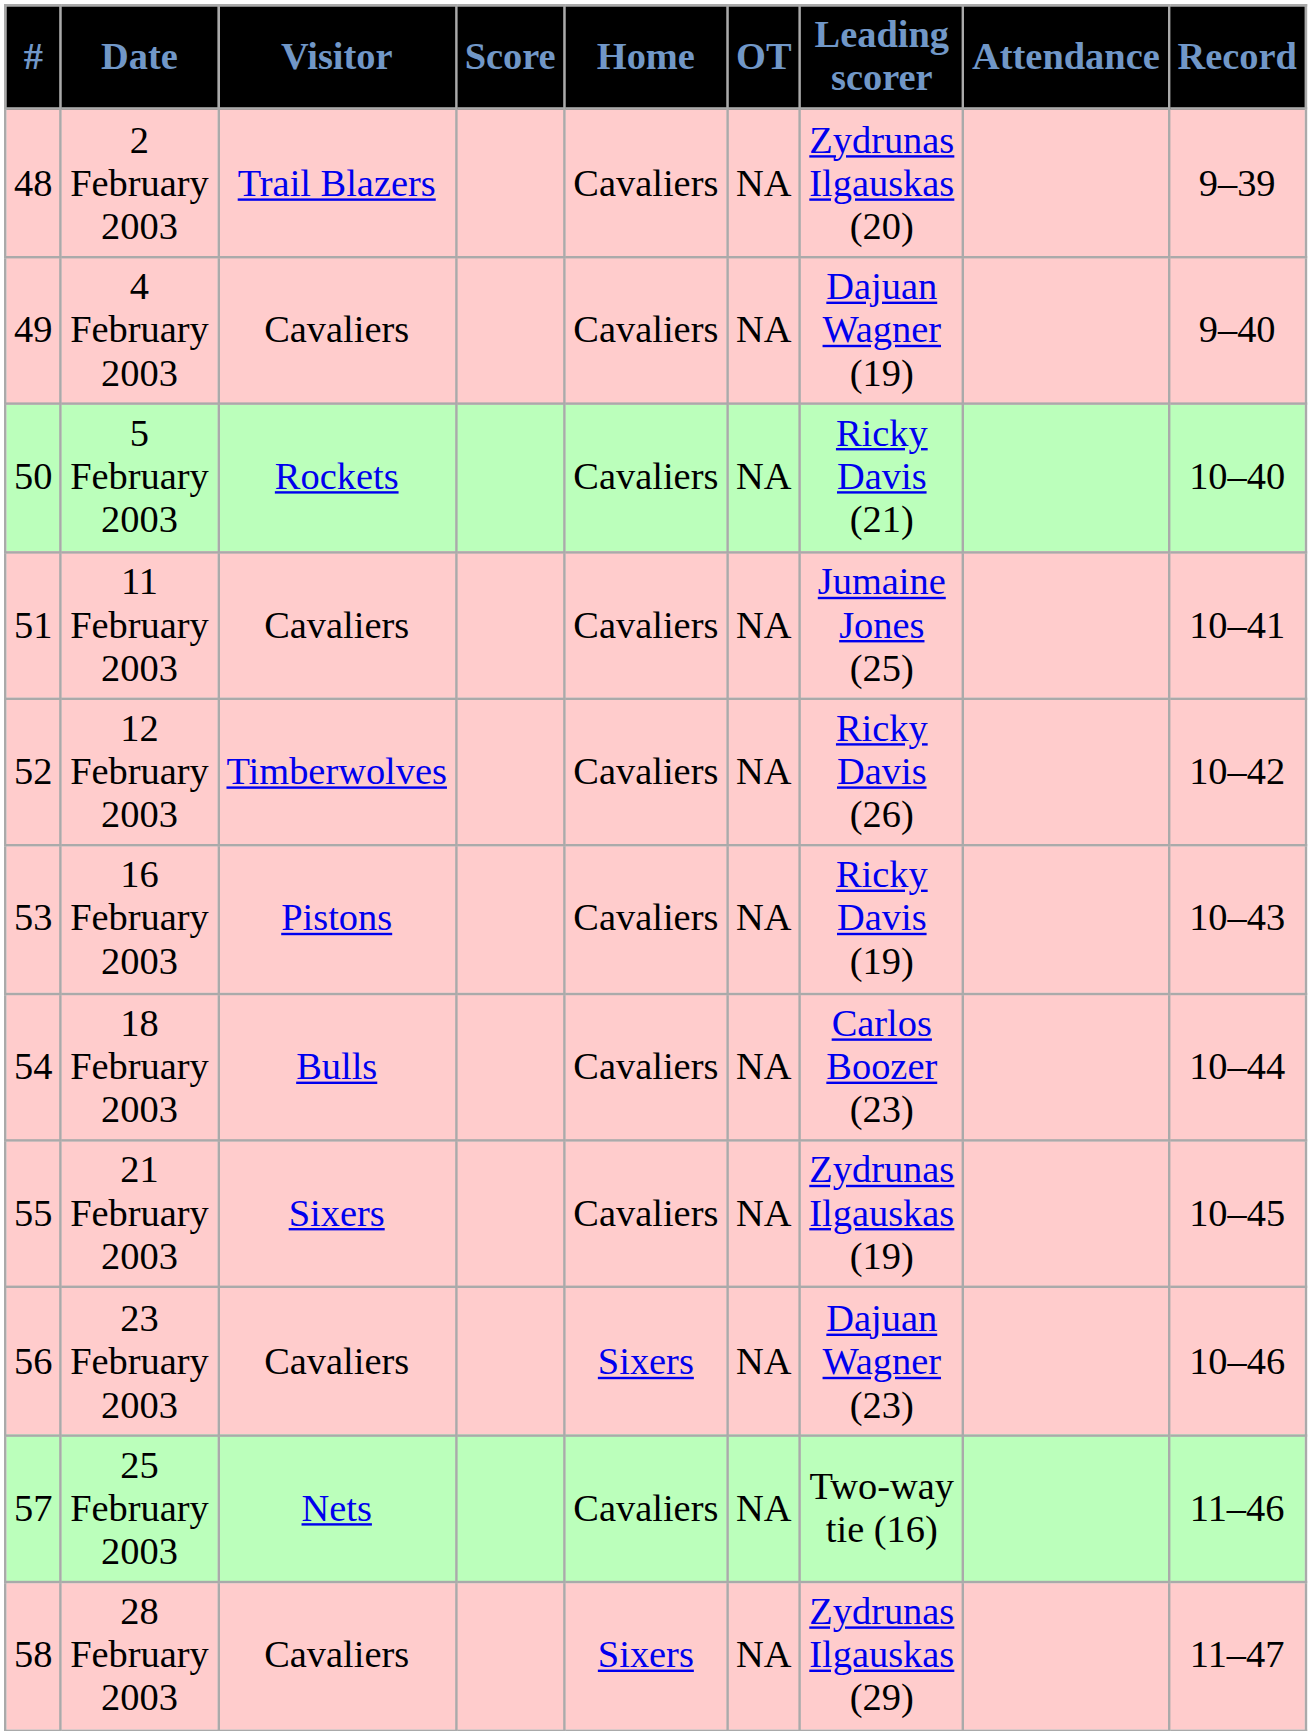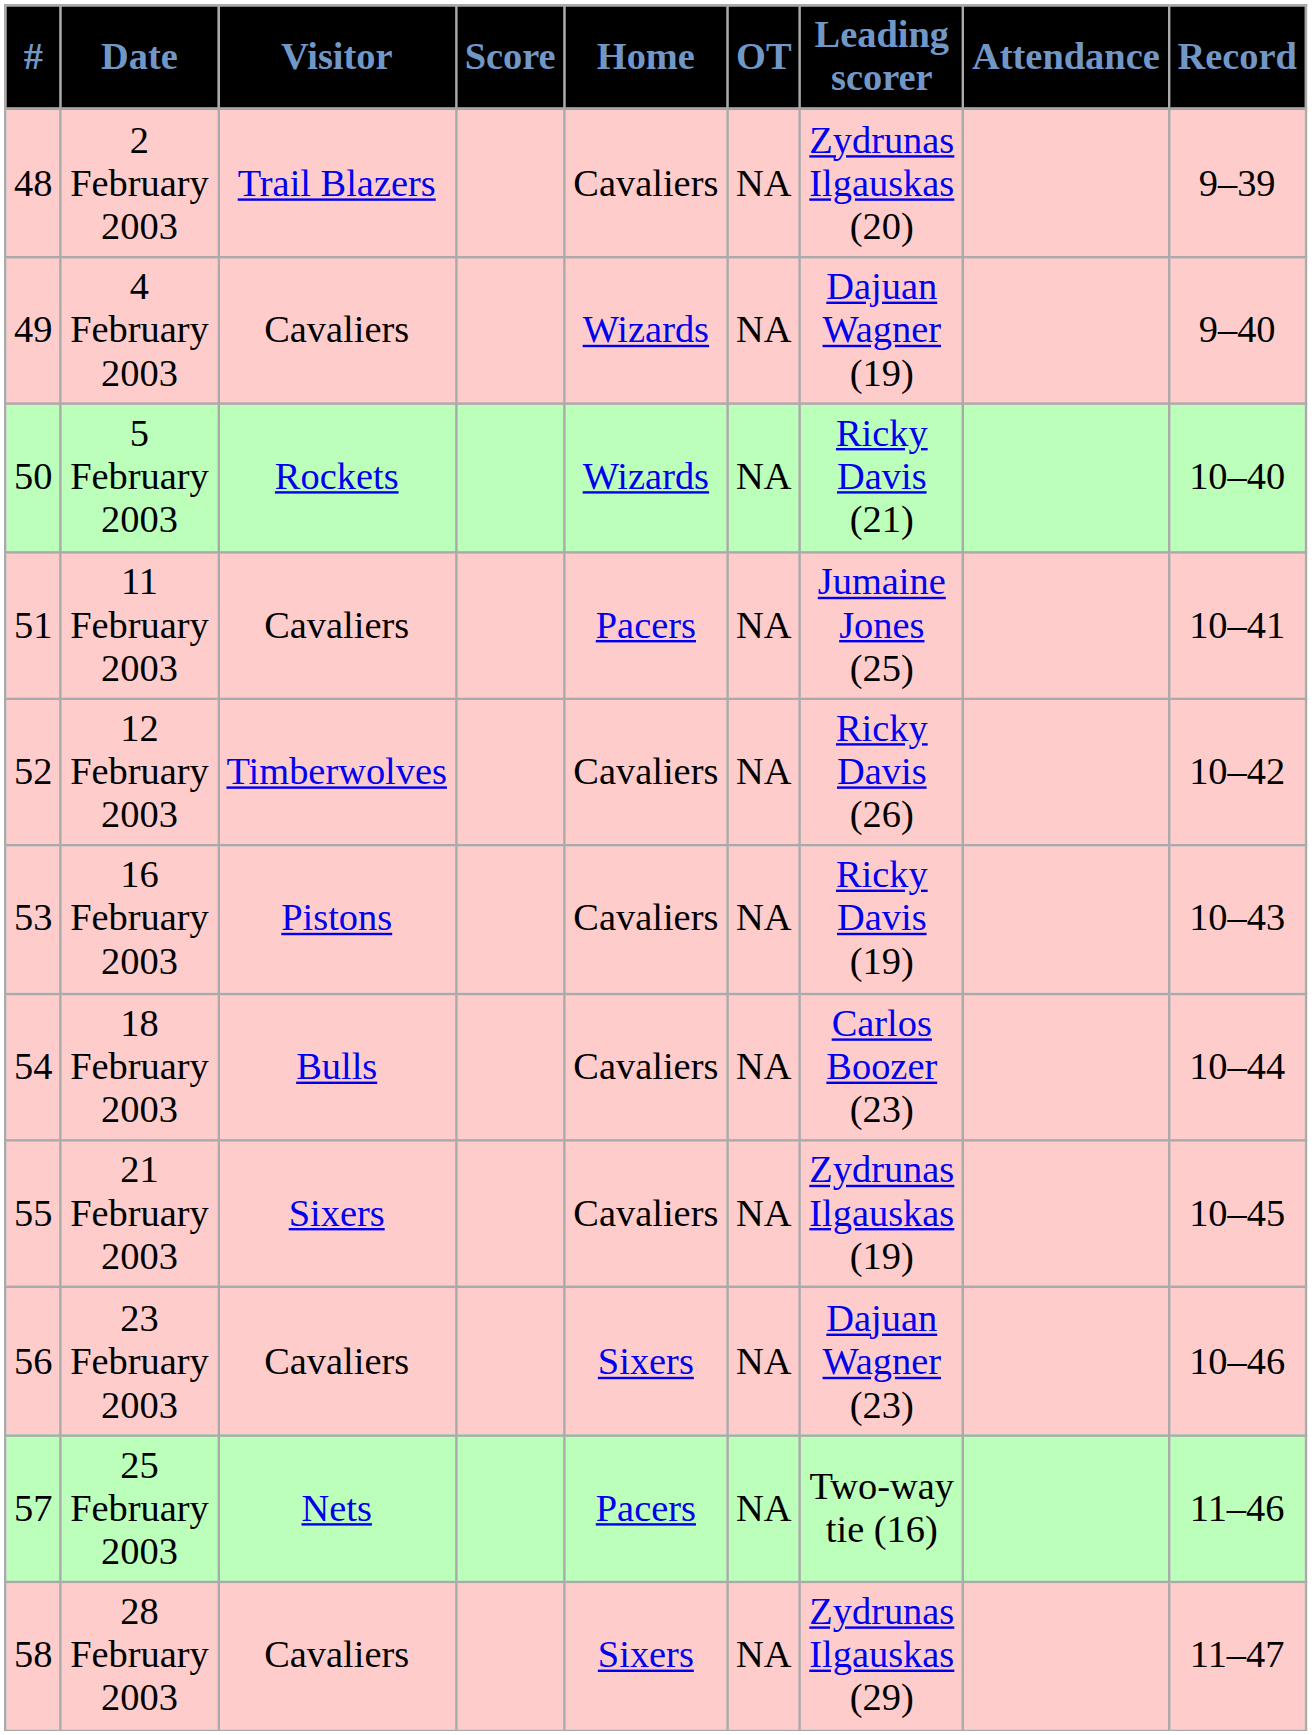(646, 329) Cavaliers -> (646, 329) Wizards
(646, 476) Cavaliers -> (646, 476) Wizards
(646, 624) Cavaliers -> (646, 624) Pacers
(646, 1507) Cavaliers -> (646, 1507) Pacers
